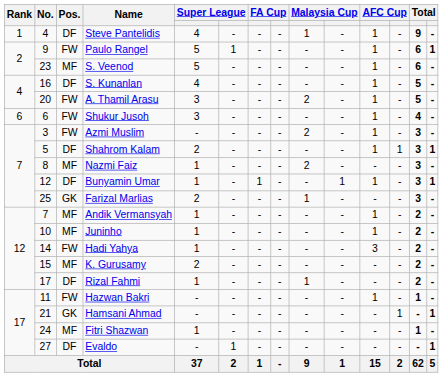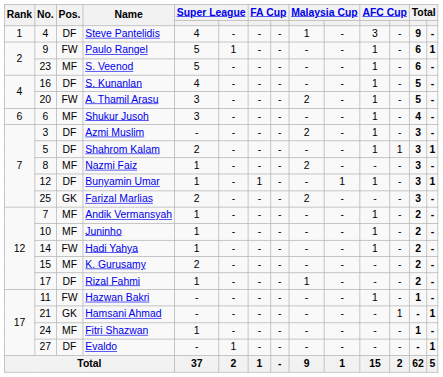(375, 34) 1 -> (375, 34) 3
(69, 116) FW -> (69, 116) MF
(69, 132) FW -> (69, 132) DF
(307, 198) 1 -> (307, 198) 2
(375, 248) 3 -> (375, 248) 1
